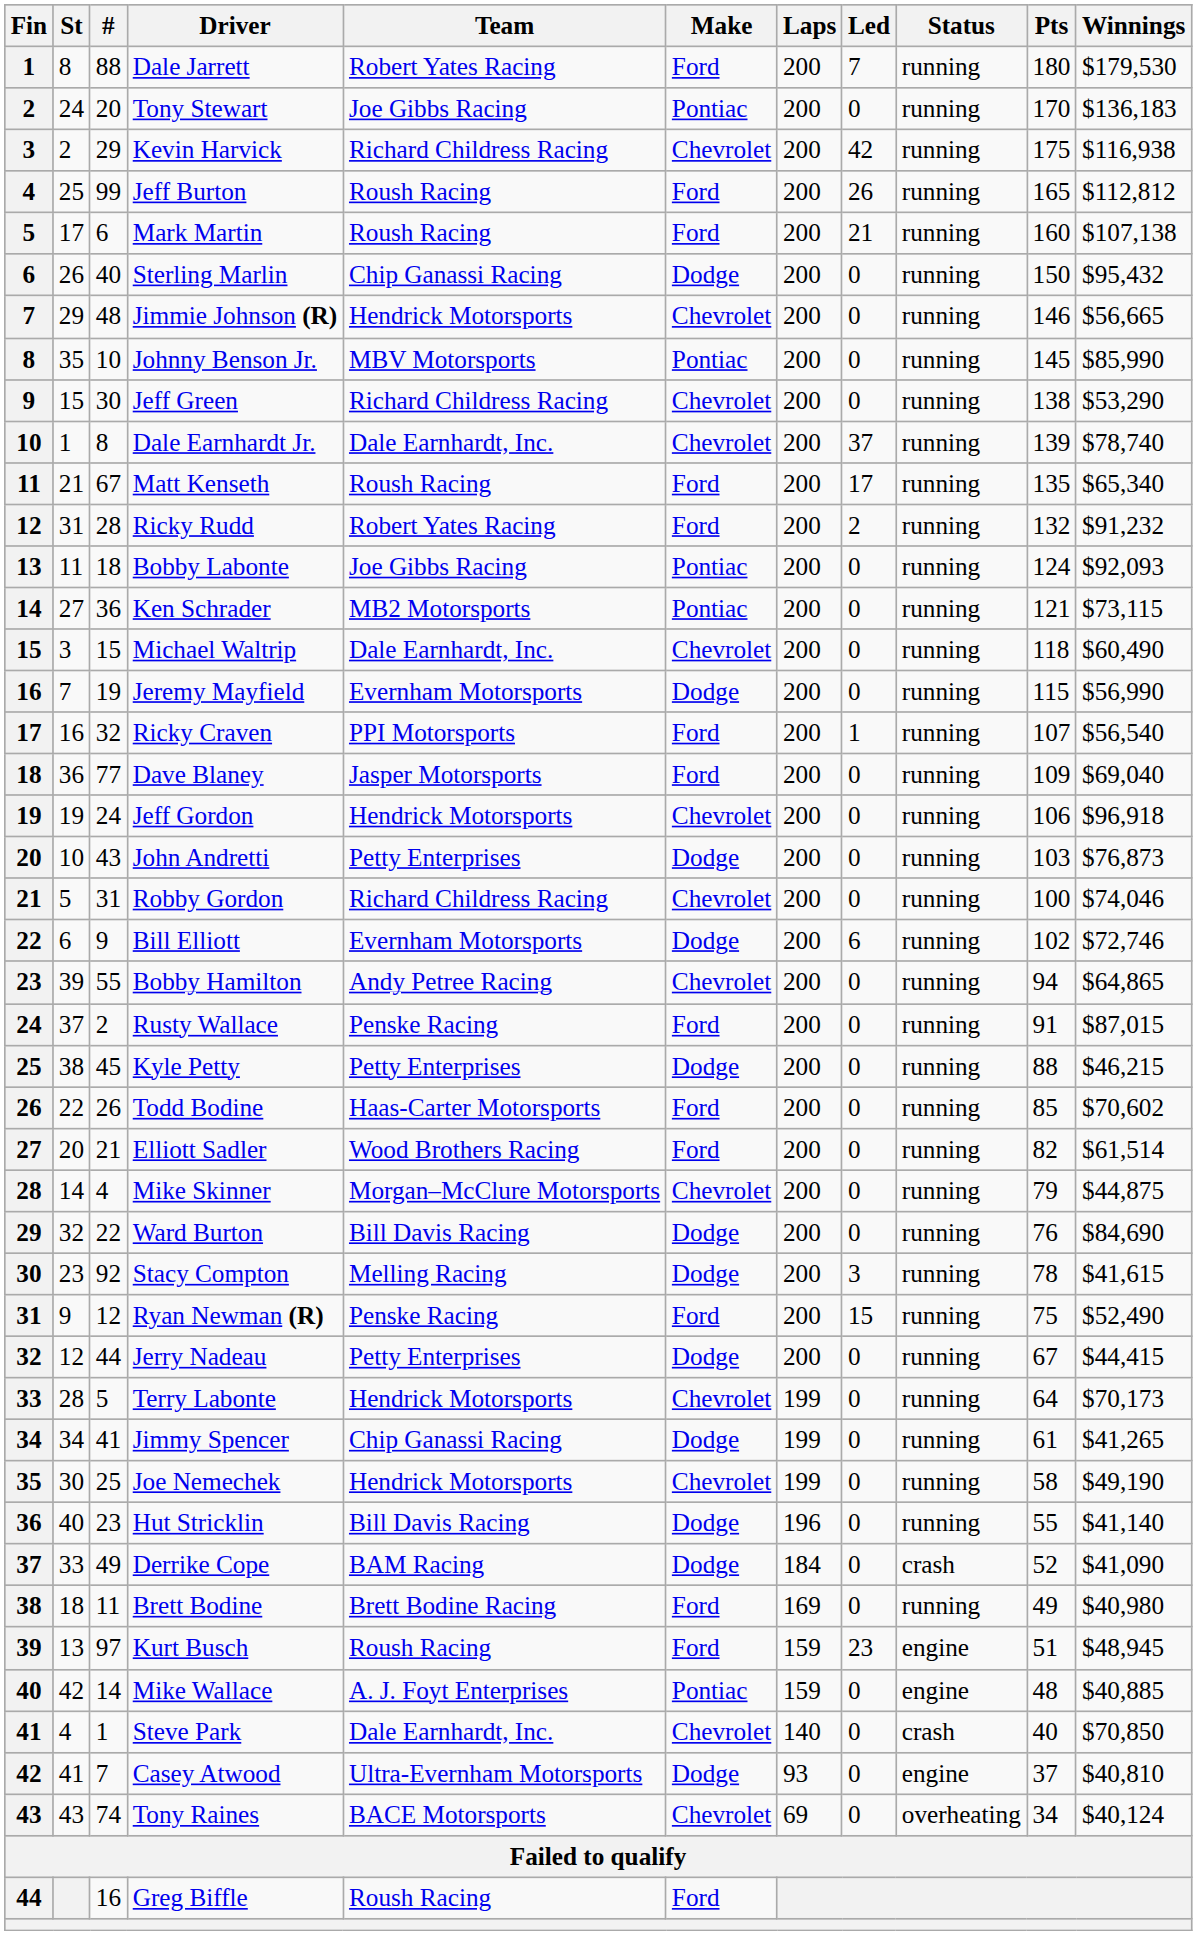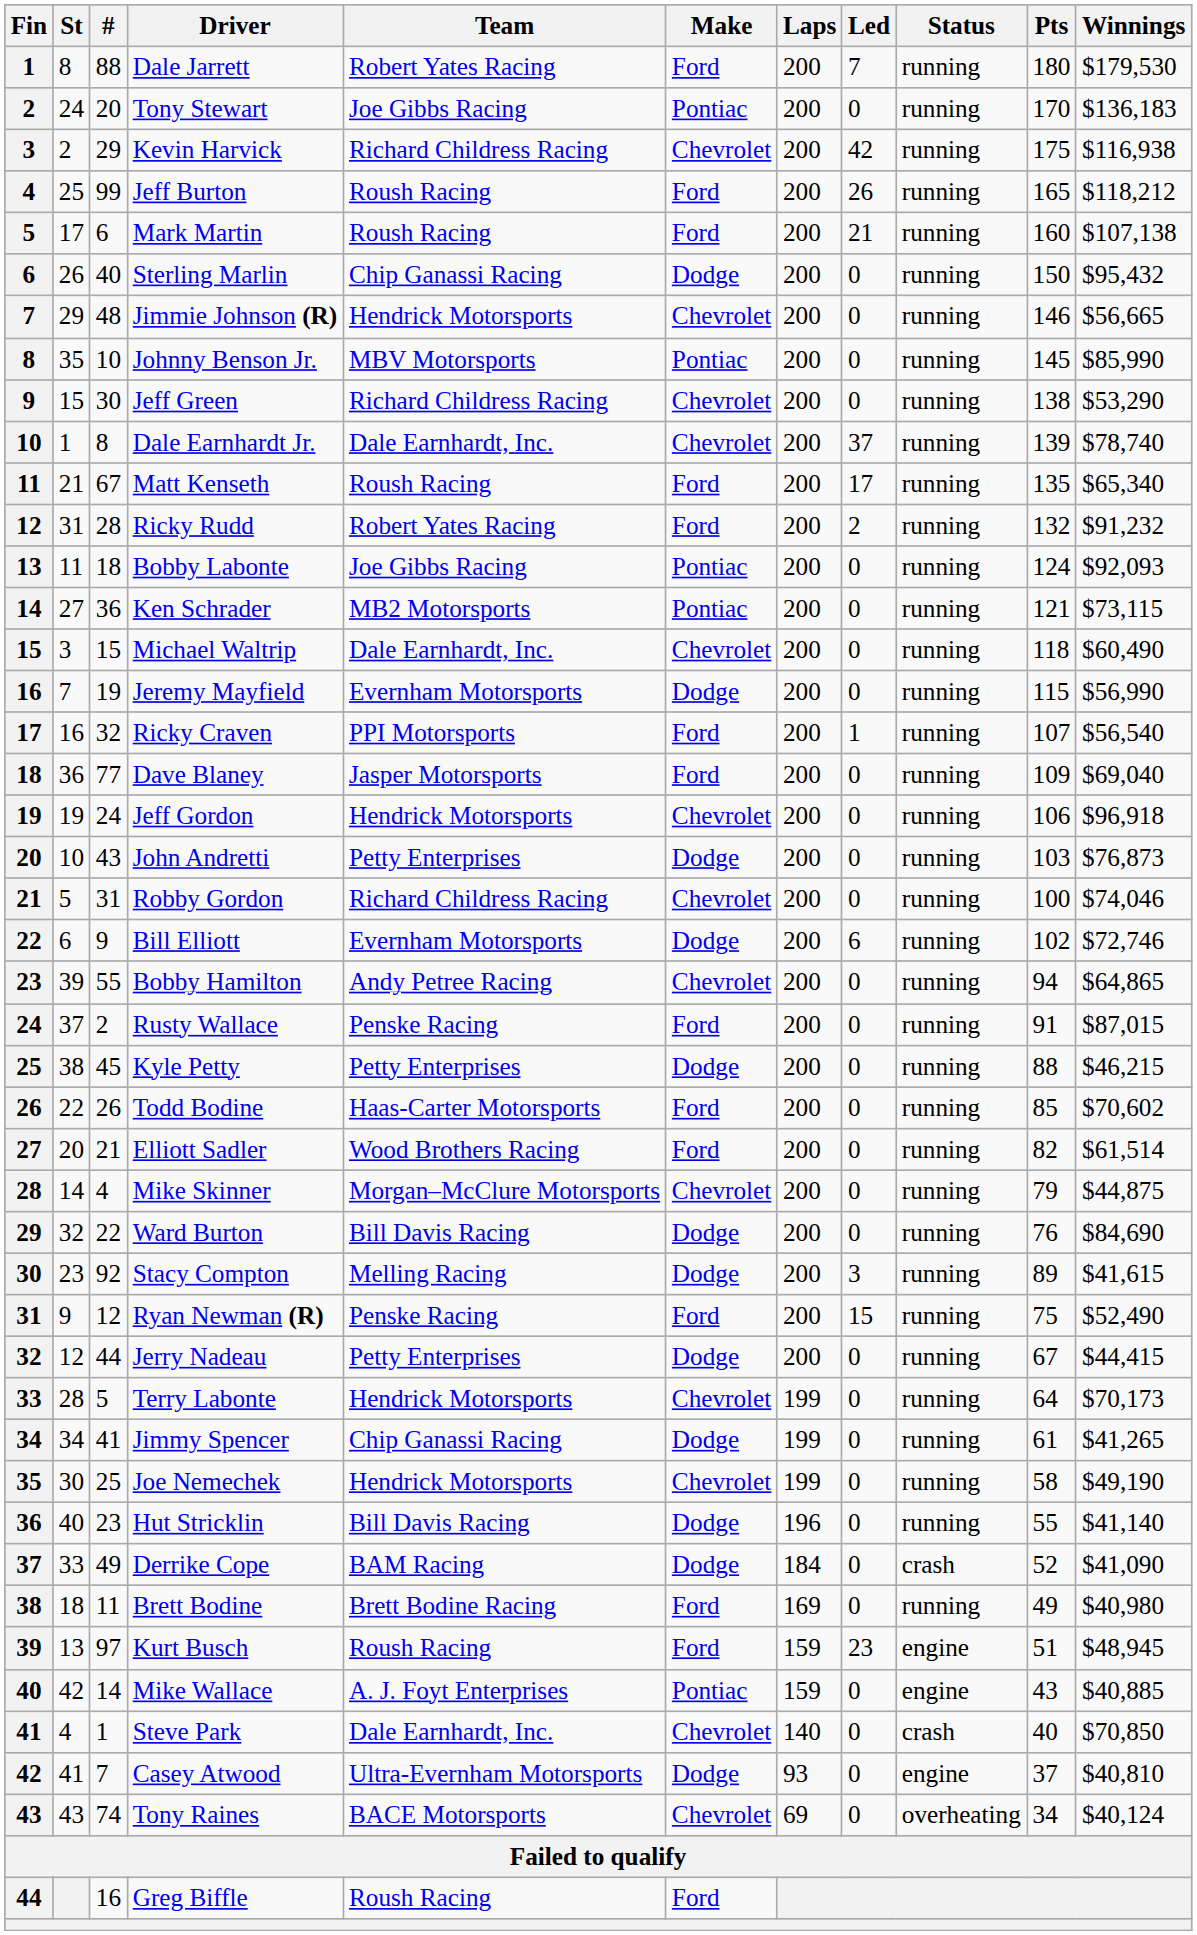(1129, 191) $112,812 -> (1129, 191) $118,212
(1045, 1273) 78 -> (1045, 1273) 89
(1045, 1689) 48 -> (1045, 1689) 43
